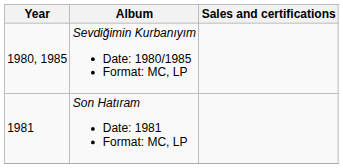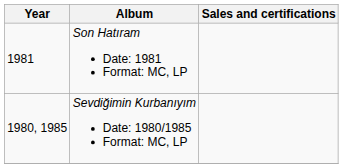rows swapped: (134, 52) <-> (134, 122)
